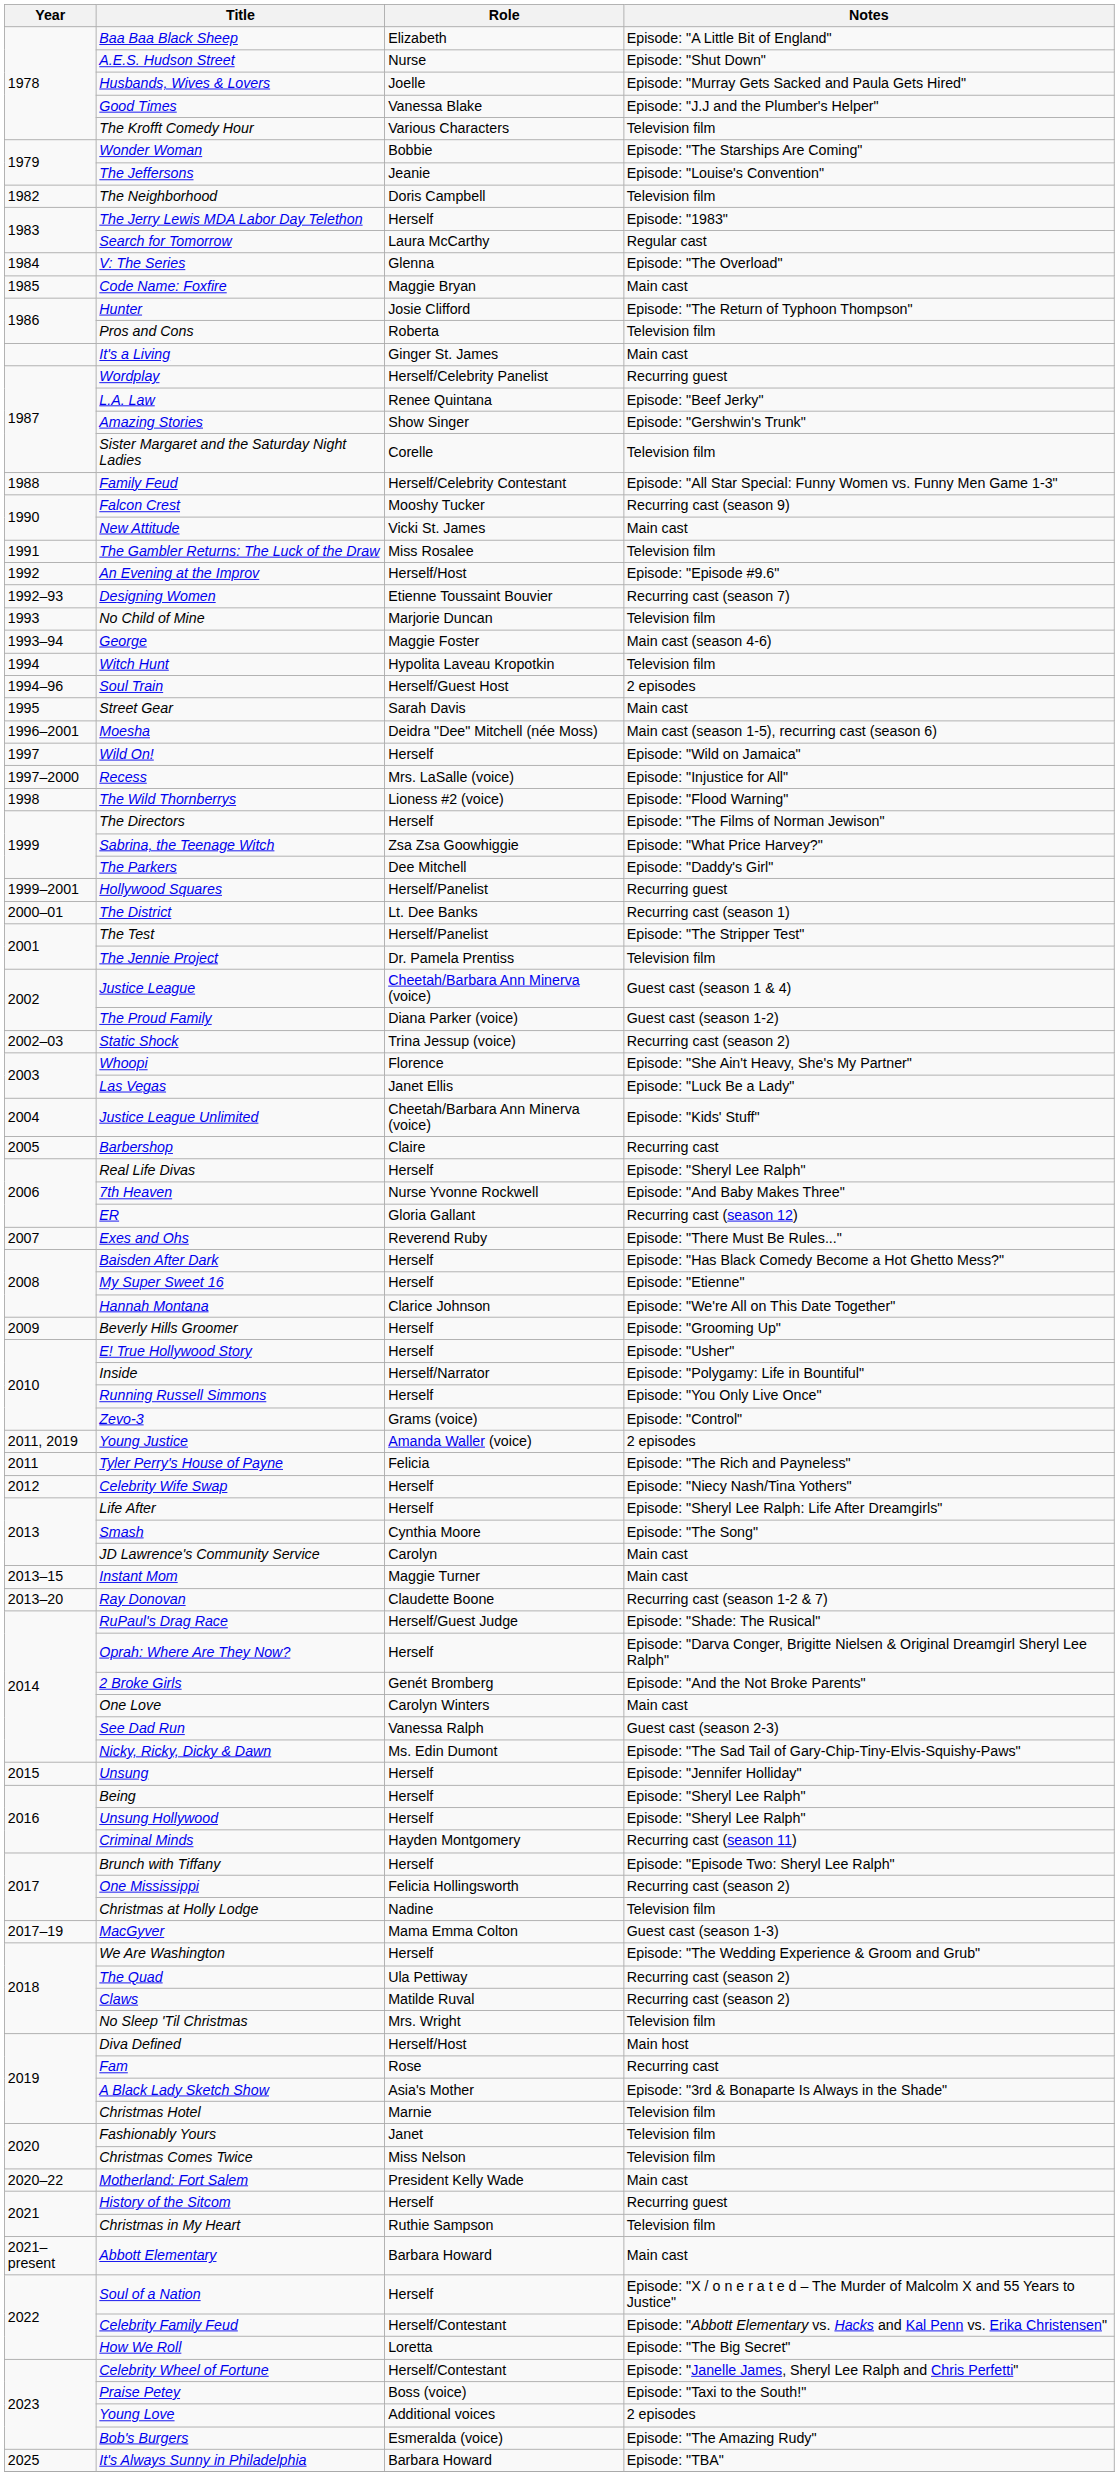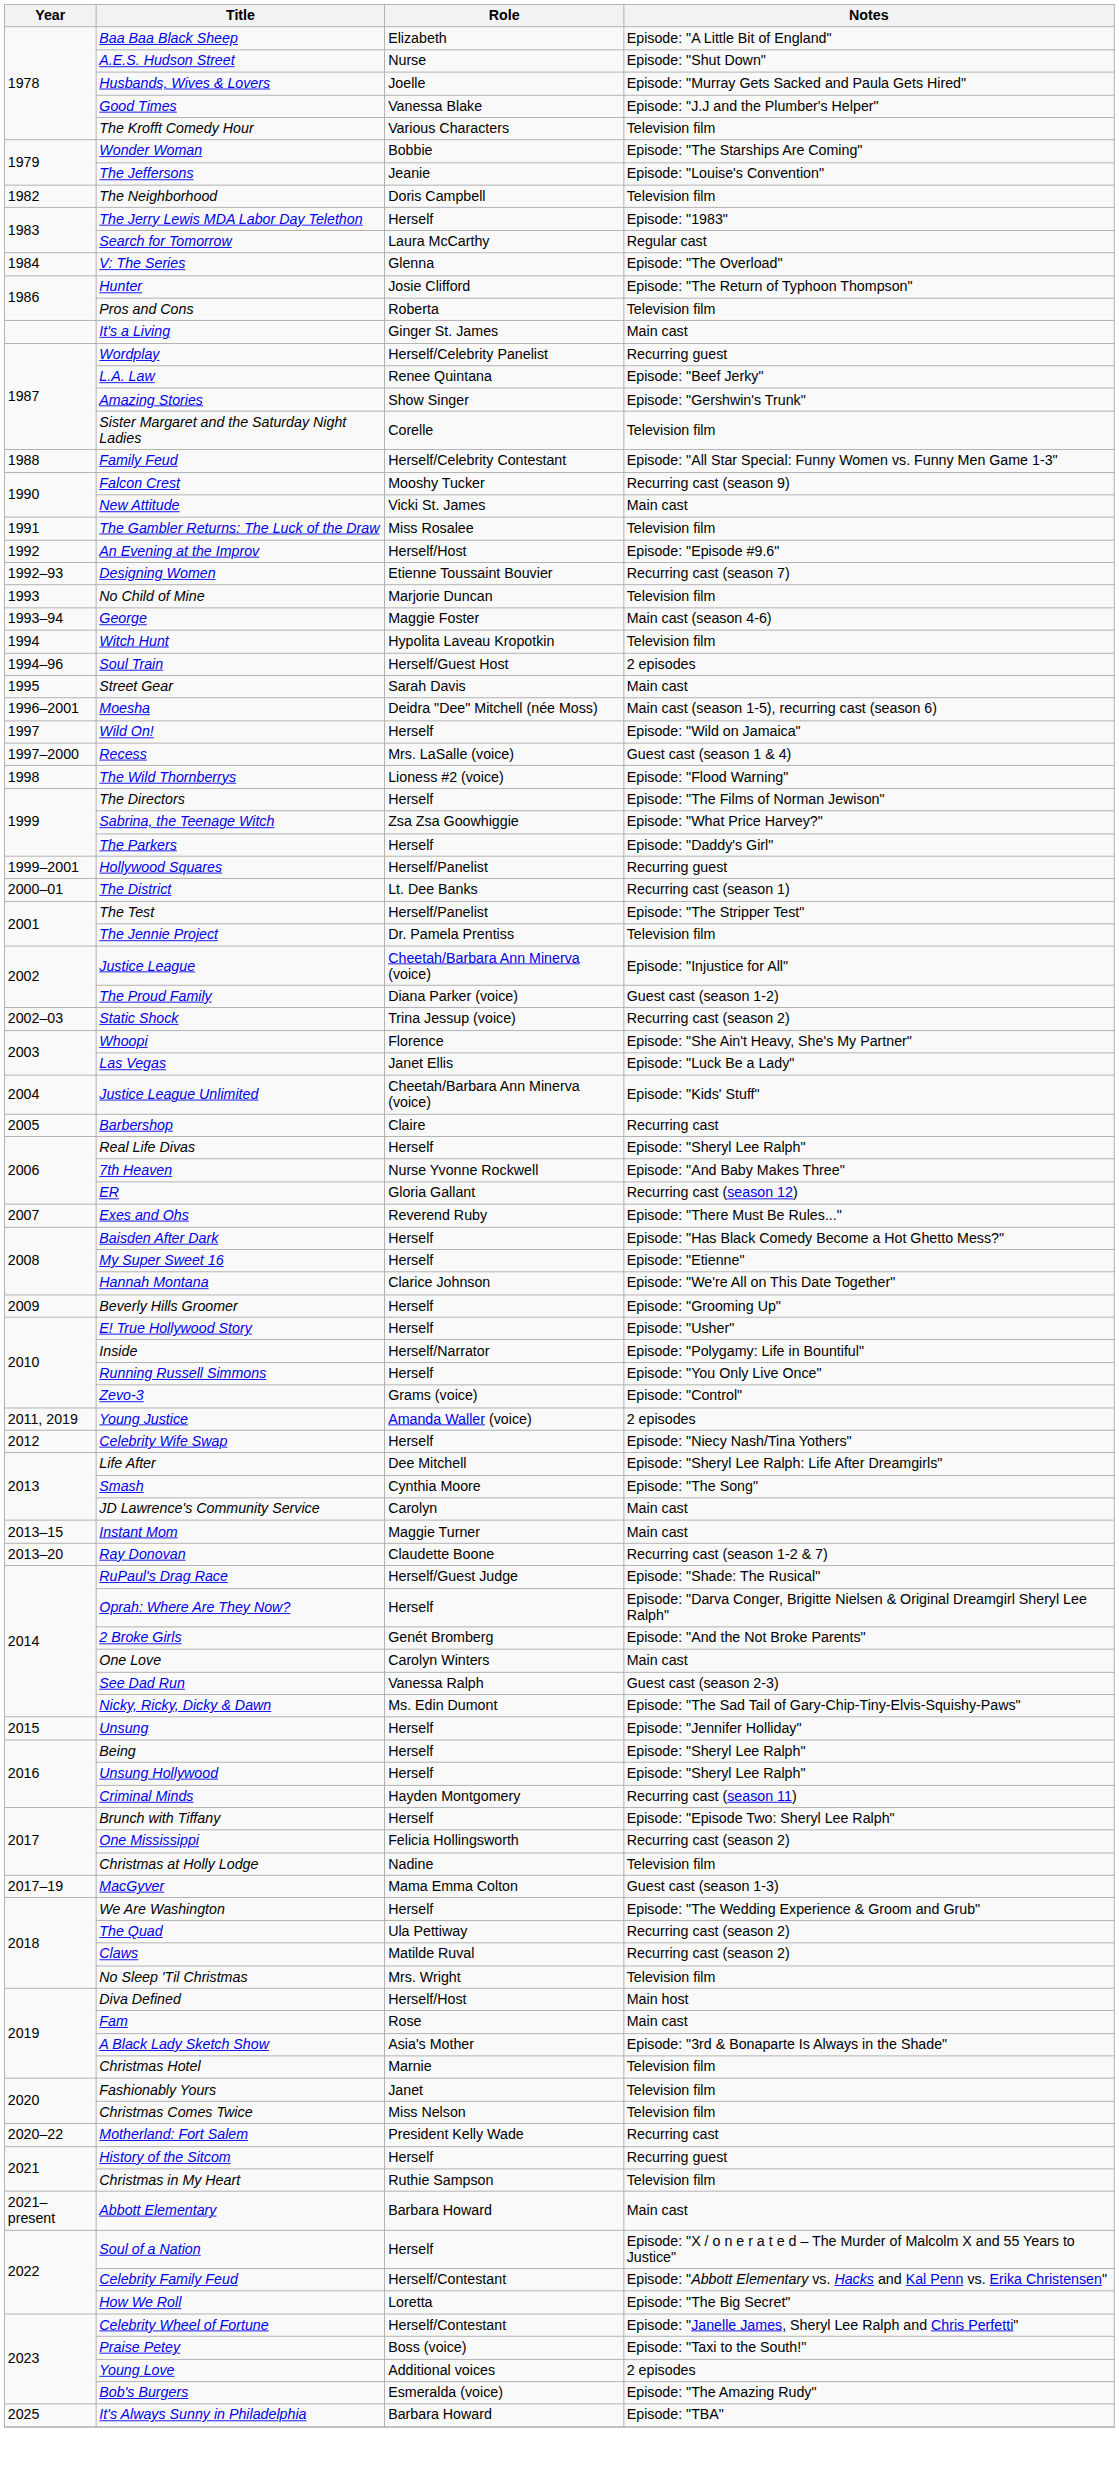- row: (163, 286)
(707, 777) Episode: "Injustice for All" -> (709, 754) Guest cast (season 1 & 4)
(427, 867) Dee Mitchell -> (411, 844) Herself
(709, 988) Guest cast (season 1 & 4) -> (707, 965) Episode: "Injustice for All"
- row: (191, 1464)
(411, 1509) Herself -> (427, 1464) Dee Mitchell
(673, 2067) Recurring cast -> (657, 2022) Main cast
(657, 2180) Main cast -> (673, 2134) Recurring cast
